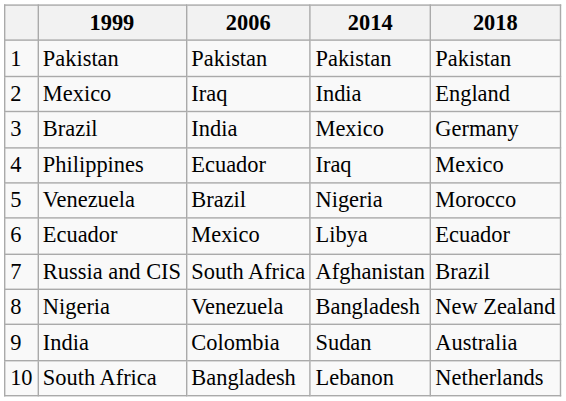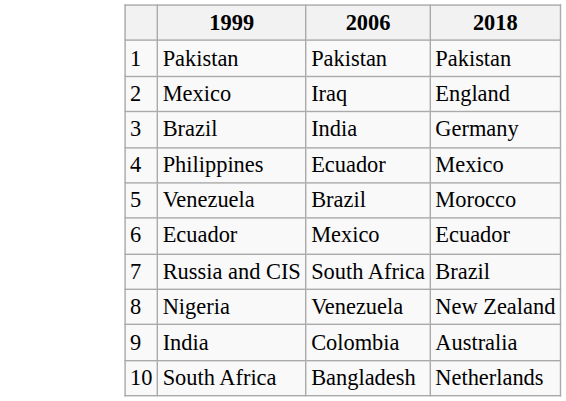- column: (370, 22)
